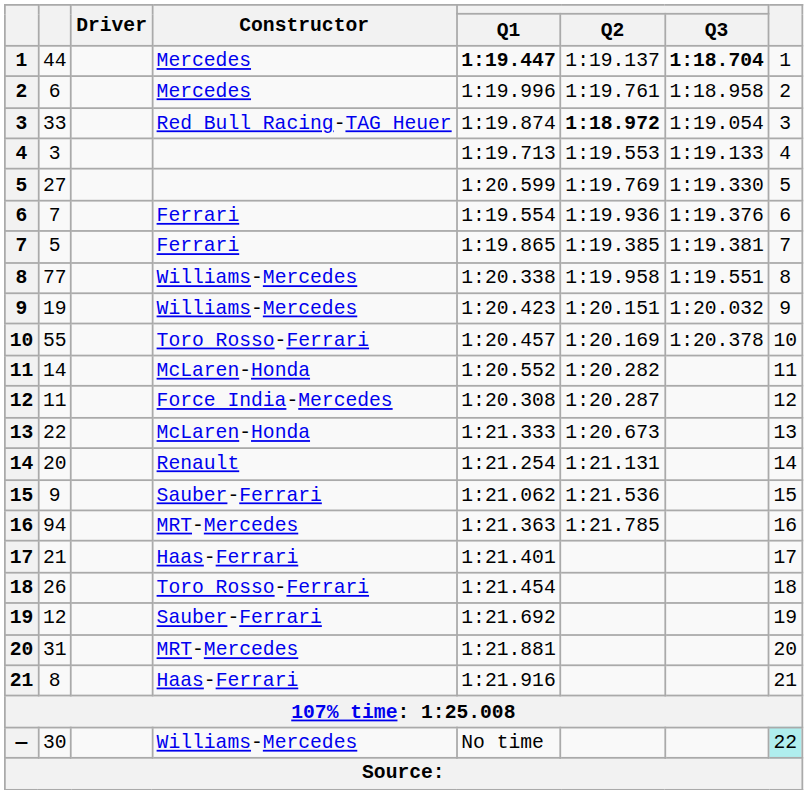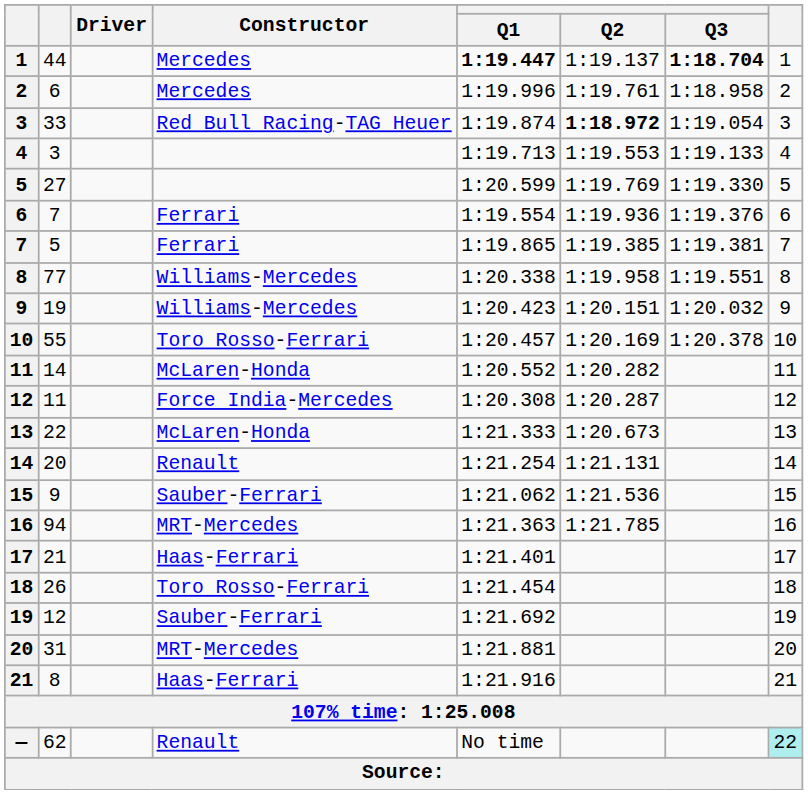(55, 743) 30 -> (55, 743) 62
(257, 743) Williams-Mercedes -> (198, 743) Renault
